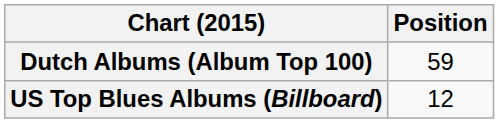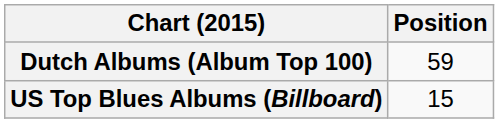(440, 99) 12 -> (440, 99) 15
